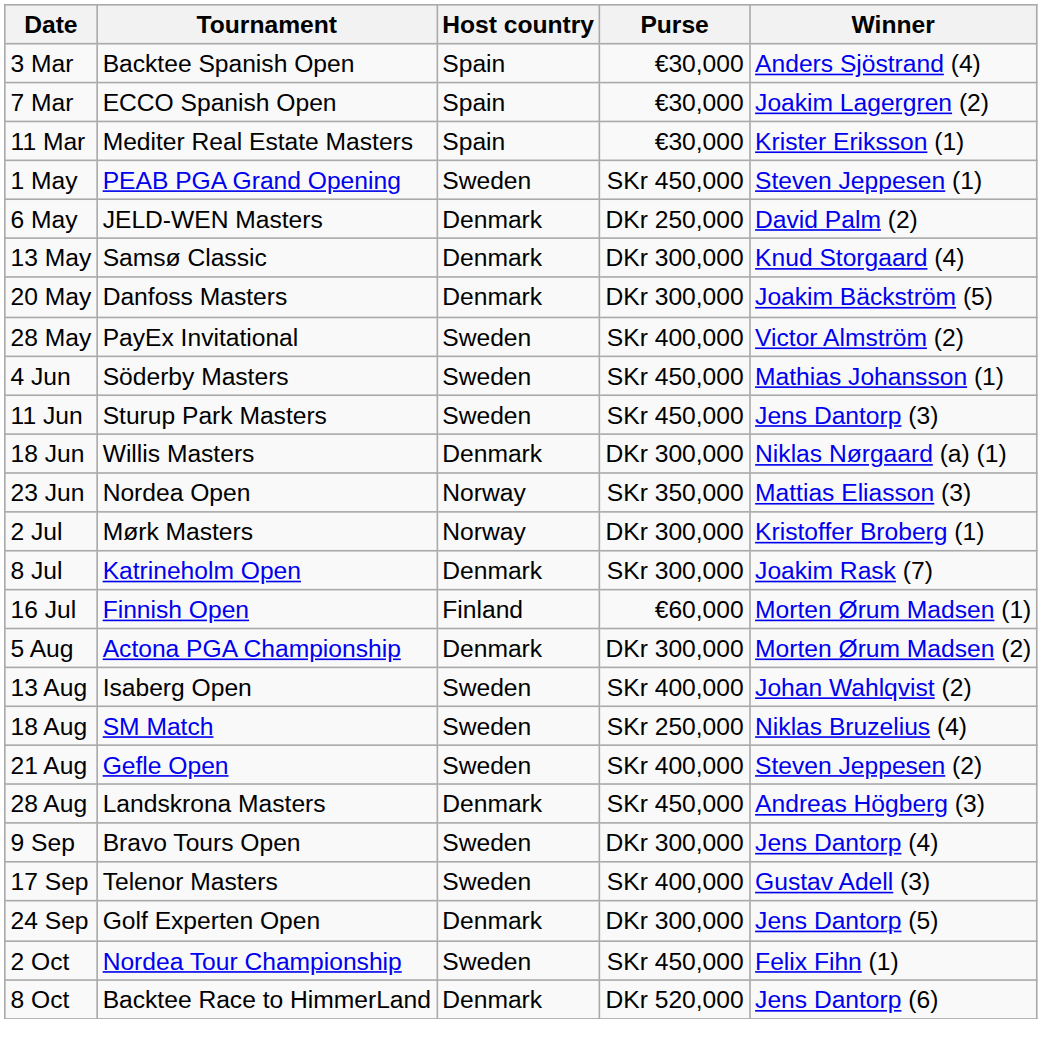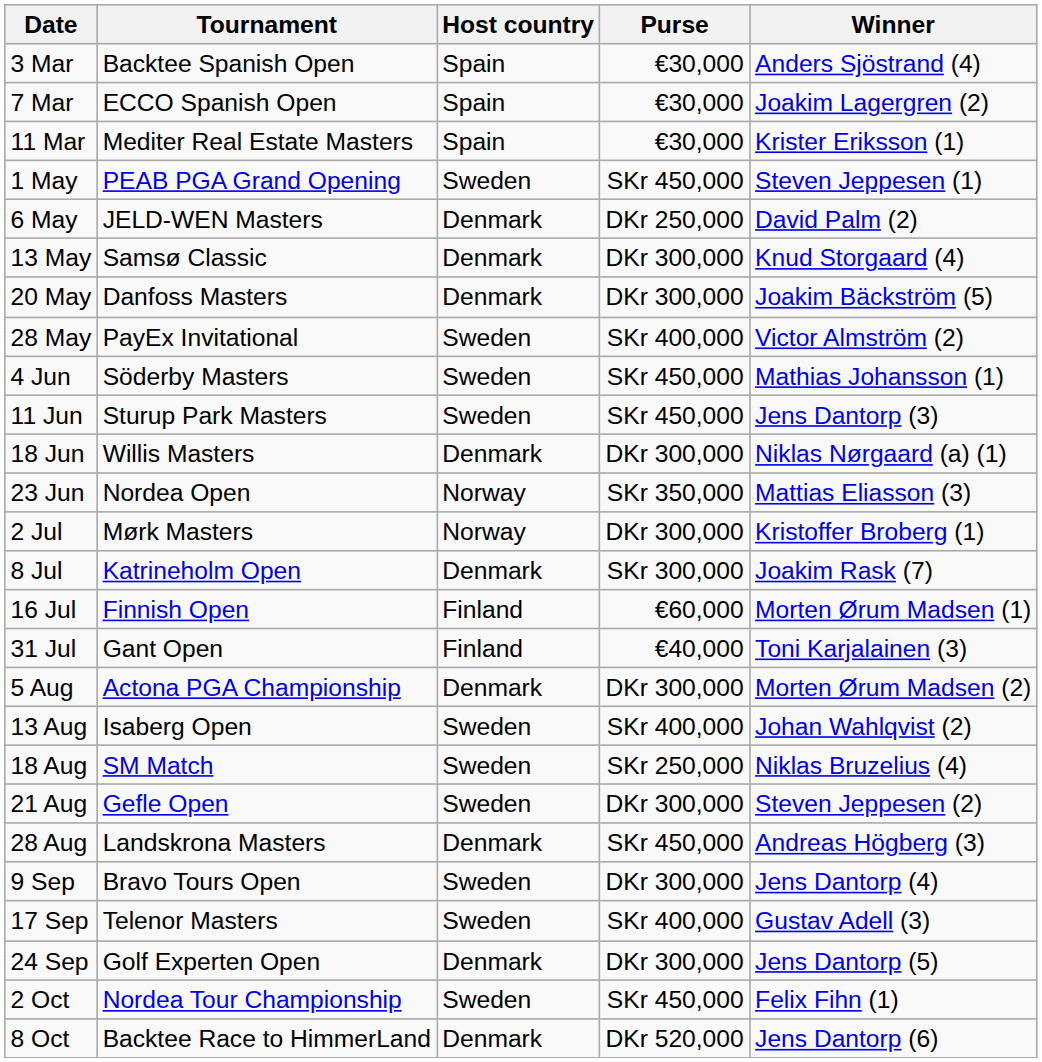+ row: (43, 648)
(675, 765) SKr 400,000 -> (675, 804) DKr 300,000
